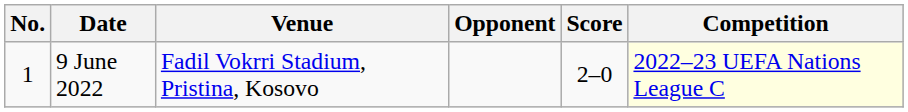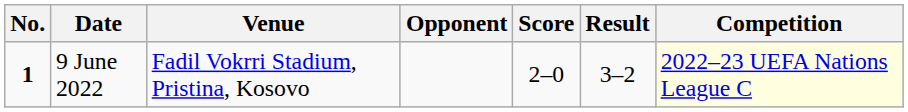+ column: (618, 23)
(28, 74) normal -> (28, 74) bold
